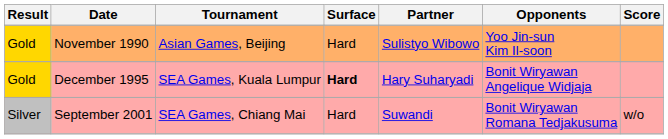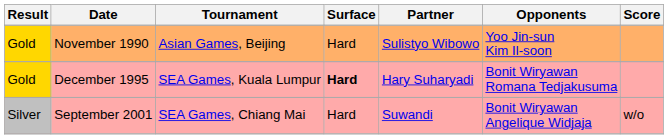(539, 79) Bonit Wiryawan Angelique Widjaja -> (551, 79) Bonit Wiryawan Romana Tedjakusuma
(551, 115) Bonit Wiryawan Romana Tedjakusuma -> (539, 115) Bonit Wiryawan Angelique Widjaja
